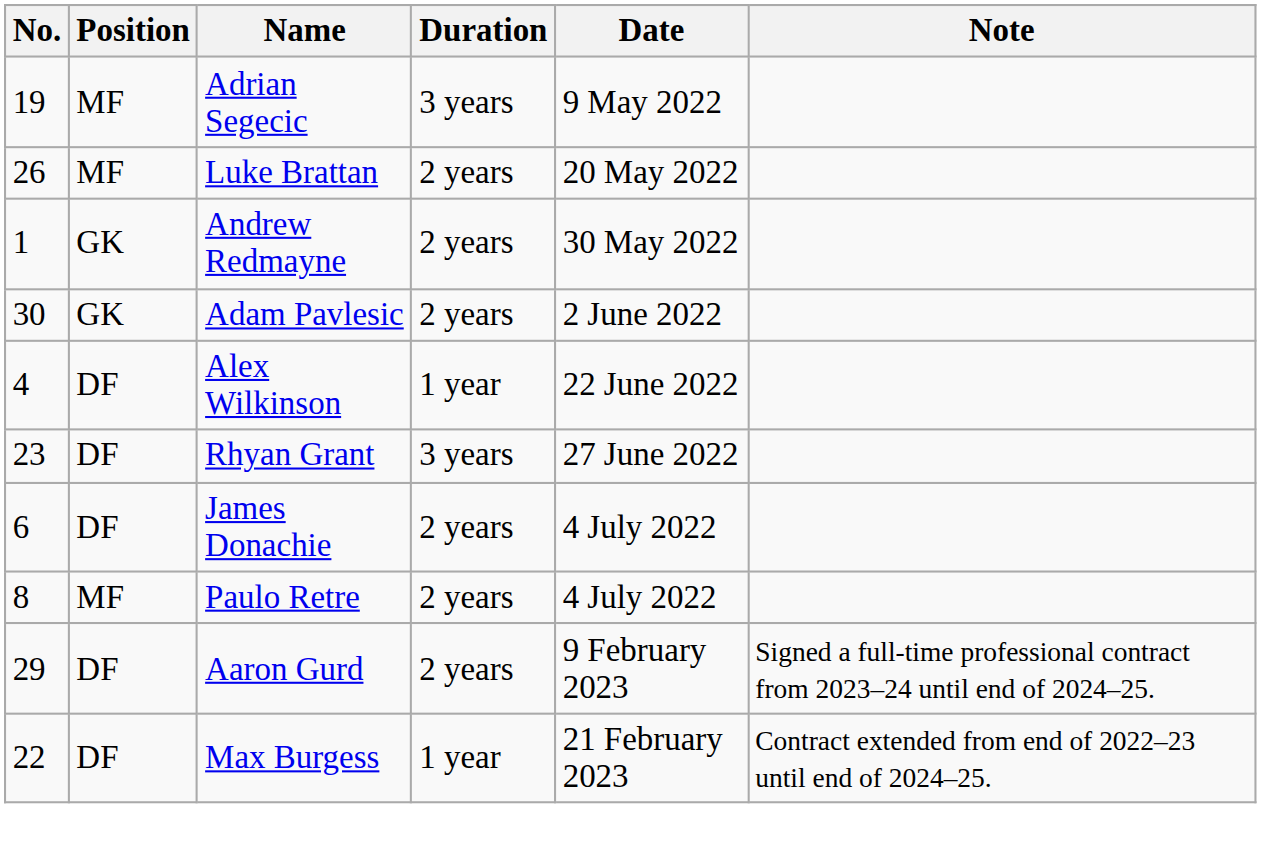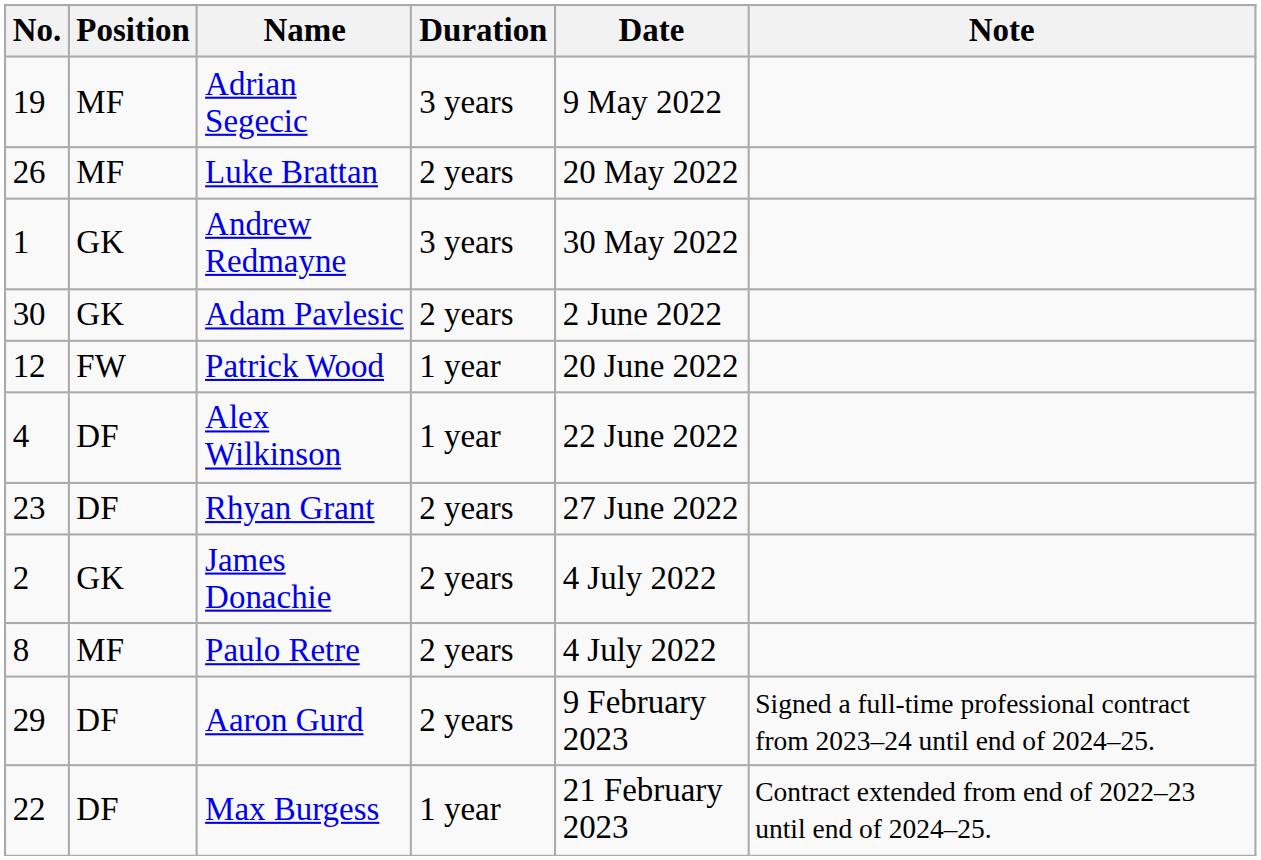(466, 243) 2 years -> (466, 243) 3 years
+ row: (295, 366)
(466, 455) 3 years -> (466, 507) 2 years
(21, 526) 6 -> (21, 578) 2
(97, 526) DF -> (100, 578) GK
